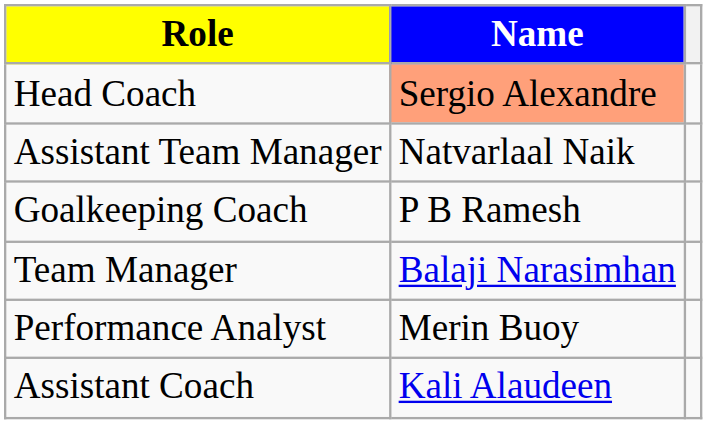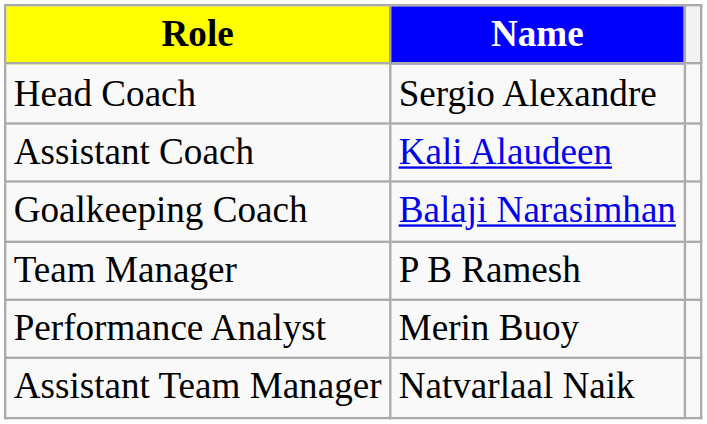(528, 92) lightsalmon background -> (528, 92) no background
rows swapped: (134, 387) <-> (198, 151)
(490, 210) P B Ramesh -> (537, 210) Balaji Narasimhan
(537, 269) Balaji Narasimhan -> (490, 269) P B Ramesh
